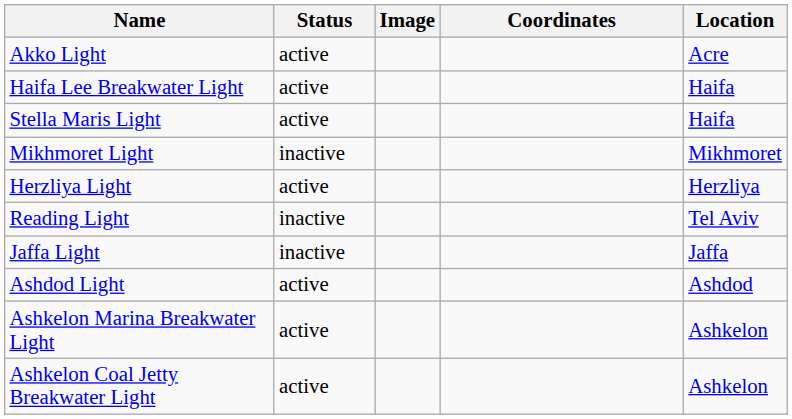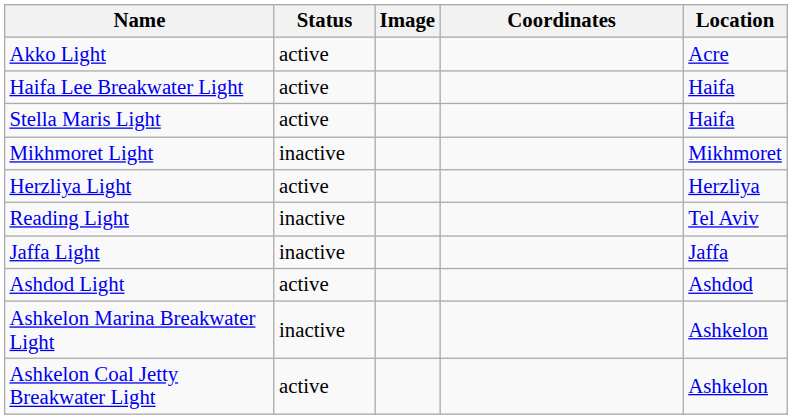(304, 329) active -> (312, 329) inactive
